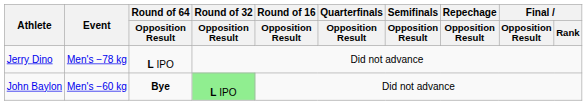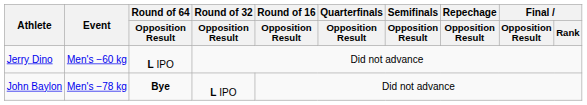(97, 60) Men's −78 kg -> (97, 60) Men's −60 kg
(97, 87) Men's −60 kg -> (97, 87) Men's −78 kg
(224, 92) lightgreen background -> (224, 92) no background
